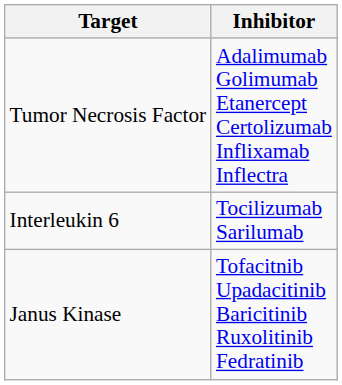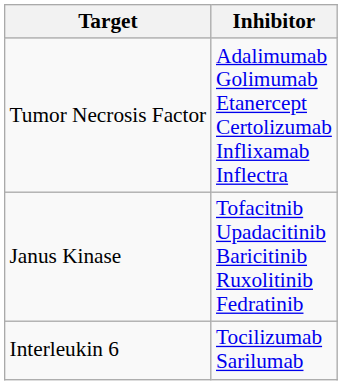rows swapped: (64, 220) <-> (65, 314)
